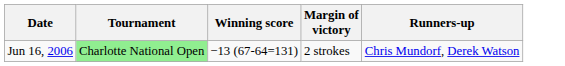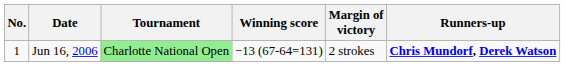+ column: (17, 22)
(442, 51) normal -> (473, 51) bold
